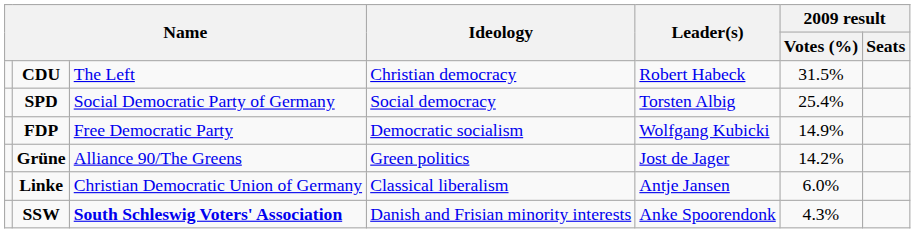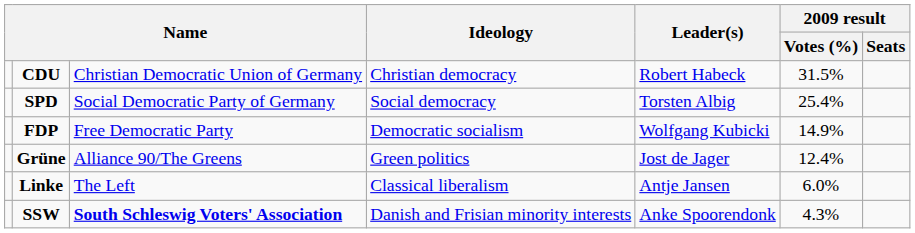(104, 74) The Left -> (218, 74) Christian Democratic Union of Germany
(821, 158) 14.2% -> (821, 158) 12.4%
(218, 185) Christian Democratic Union of Germany -> (104, 185) The Left
